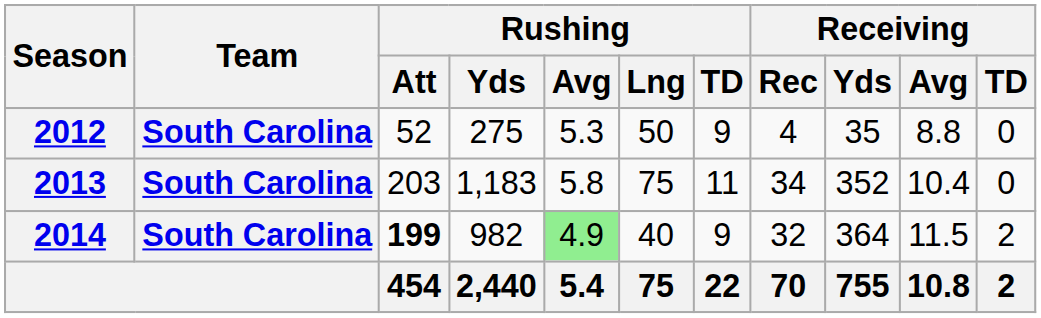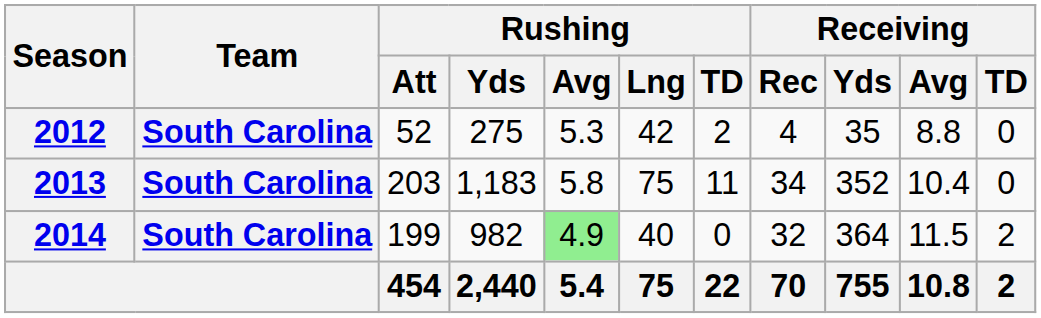(656, 132) 50 -> (656, 132) 42
(722, 132) 9 -> (722, 132) 2
(414, 235) bold -> (414, 235) normal
(722, 235) 9 -> (722, 235) 0
